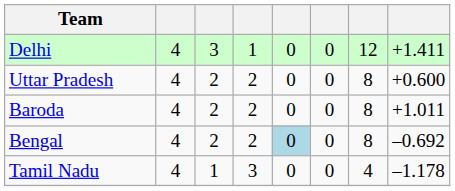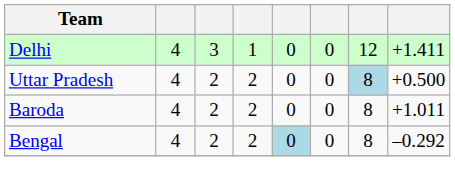(368, 79) no background -> (368, 79) lightblue background
(419, 79) +0.600 -> (419, 79) +0.500
(419, 140) –0.692 -> (419, 140) –0.292
- row: (54, 170)
